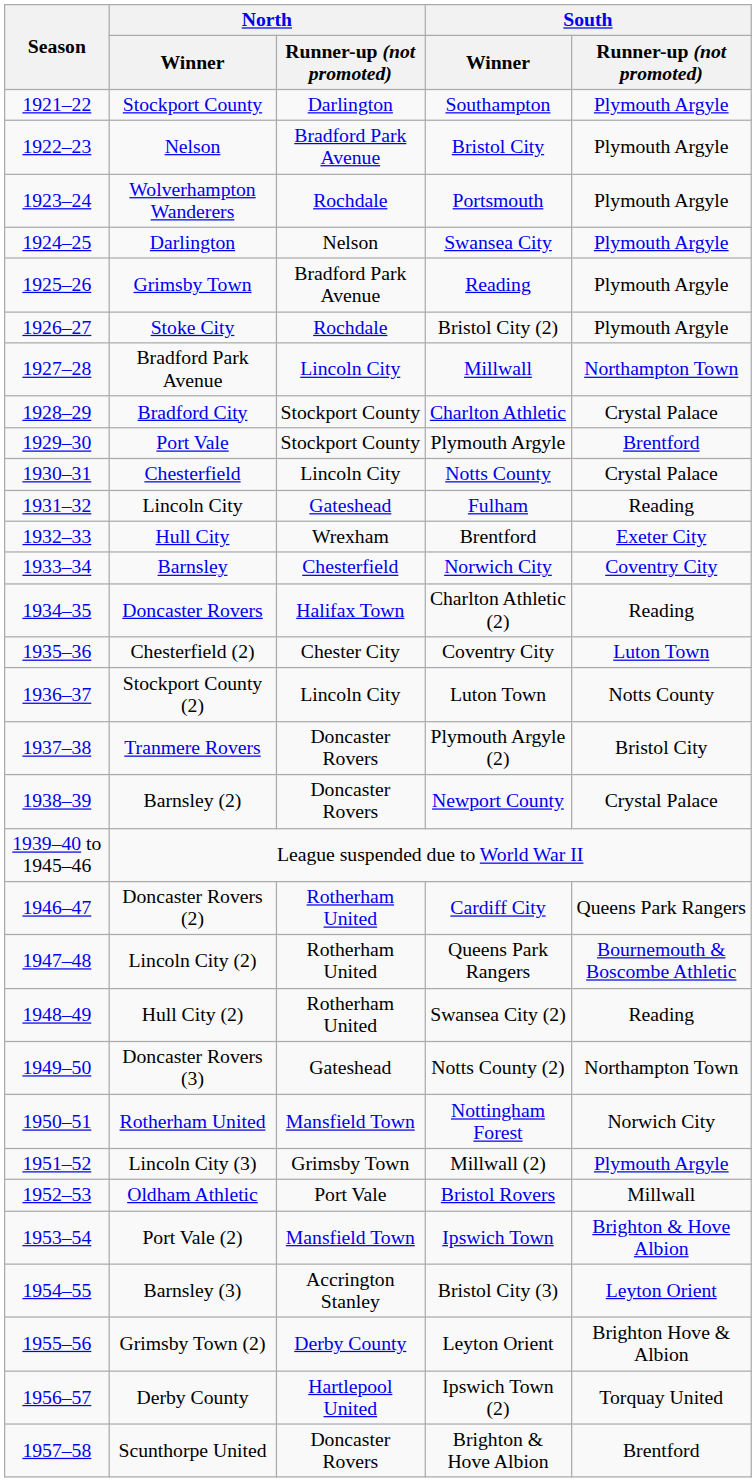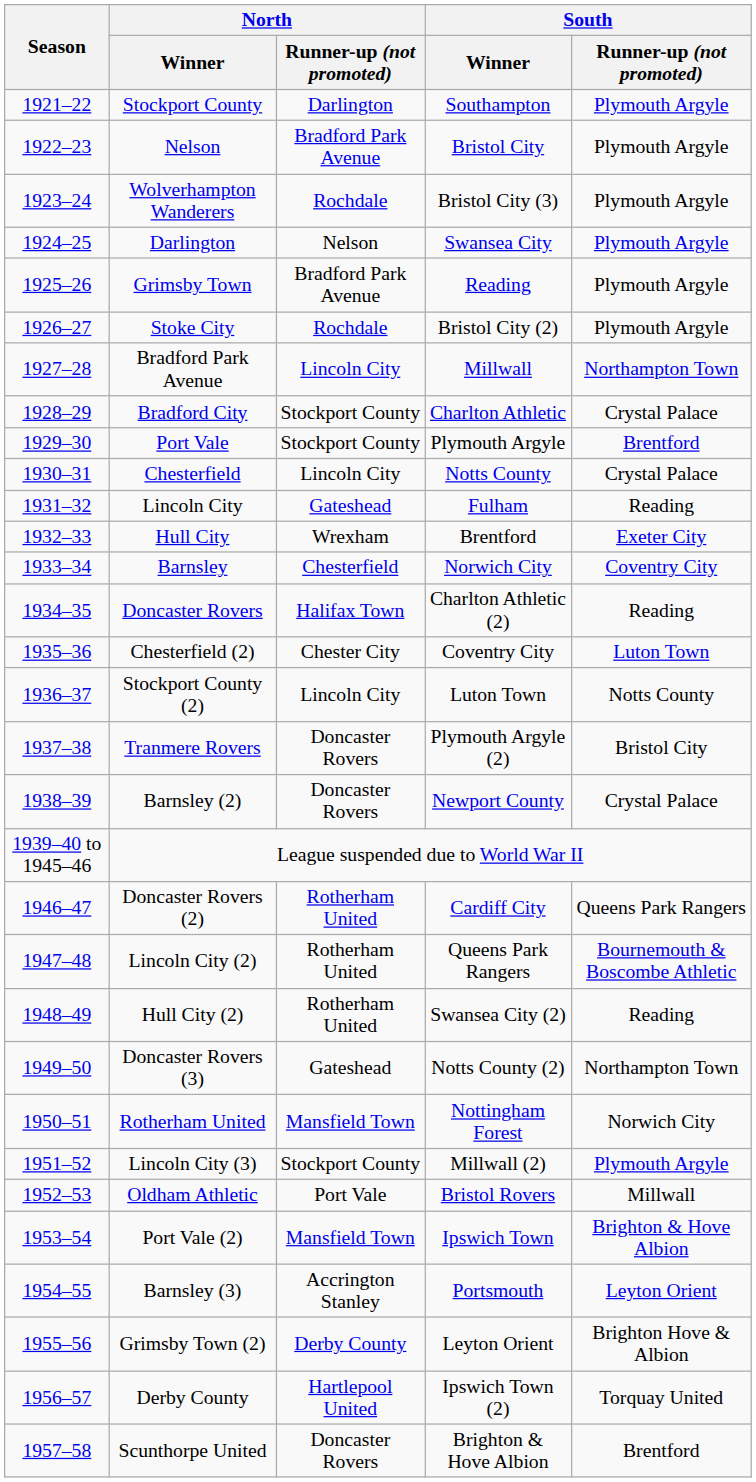(498, 200) Portsmouth -> (498, 200) Bristol City (3)
(350, 1163) Grimsby Town -> (350, 1163) Stockport County
(498, 1290) Bristol City (3) -> (498, 1290) Portsmouth
